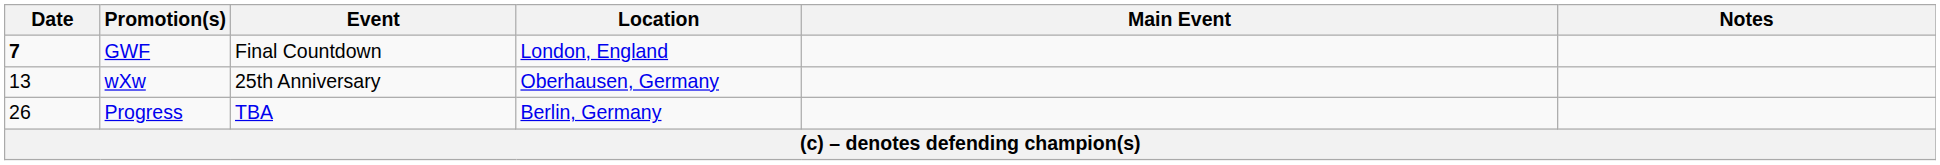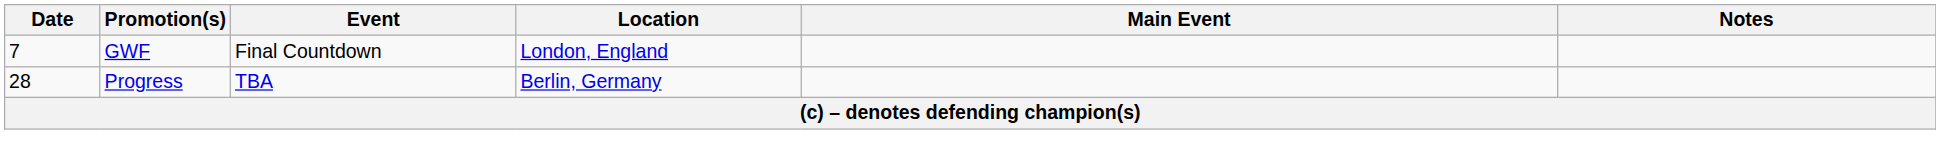(15, 50) bold -> (15, 50) normal
- row: (125, 81)
(20, 112) 26 -> (20, 81) 28
